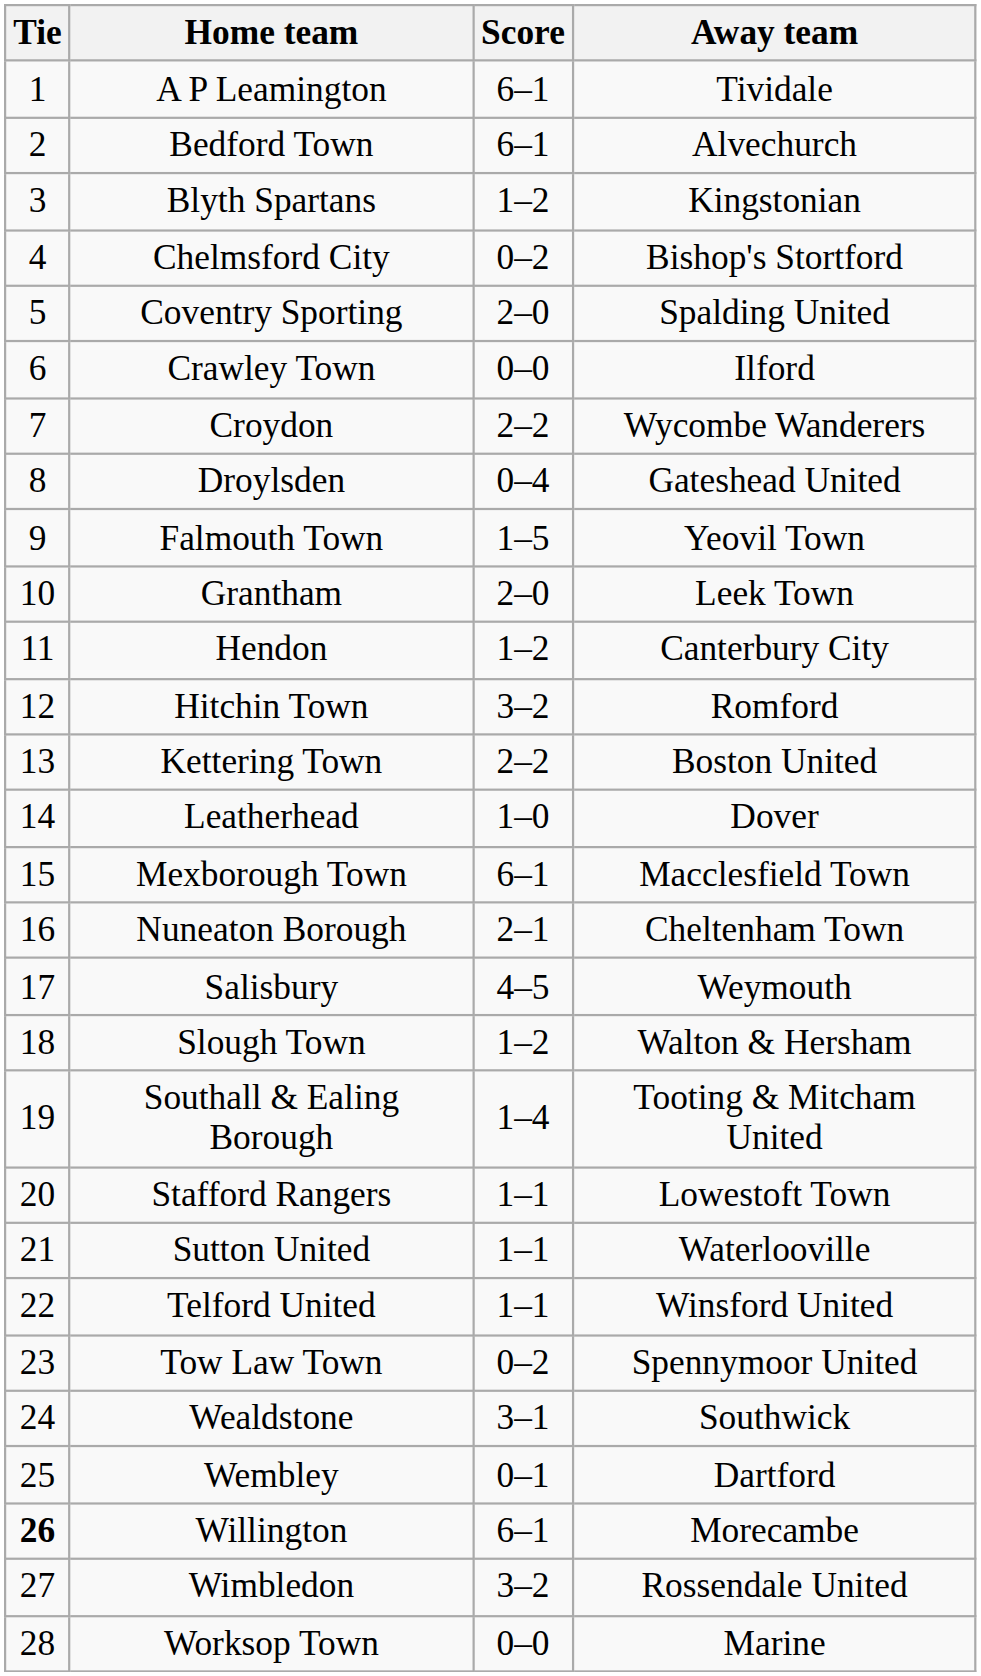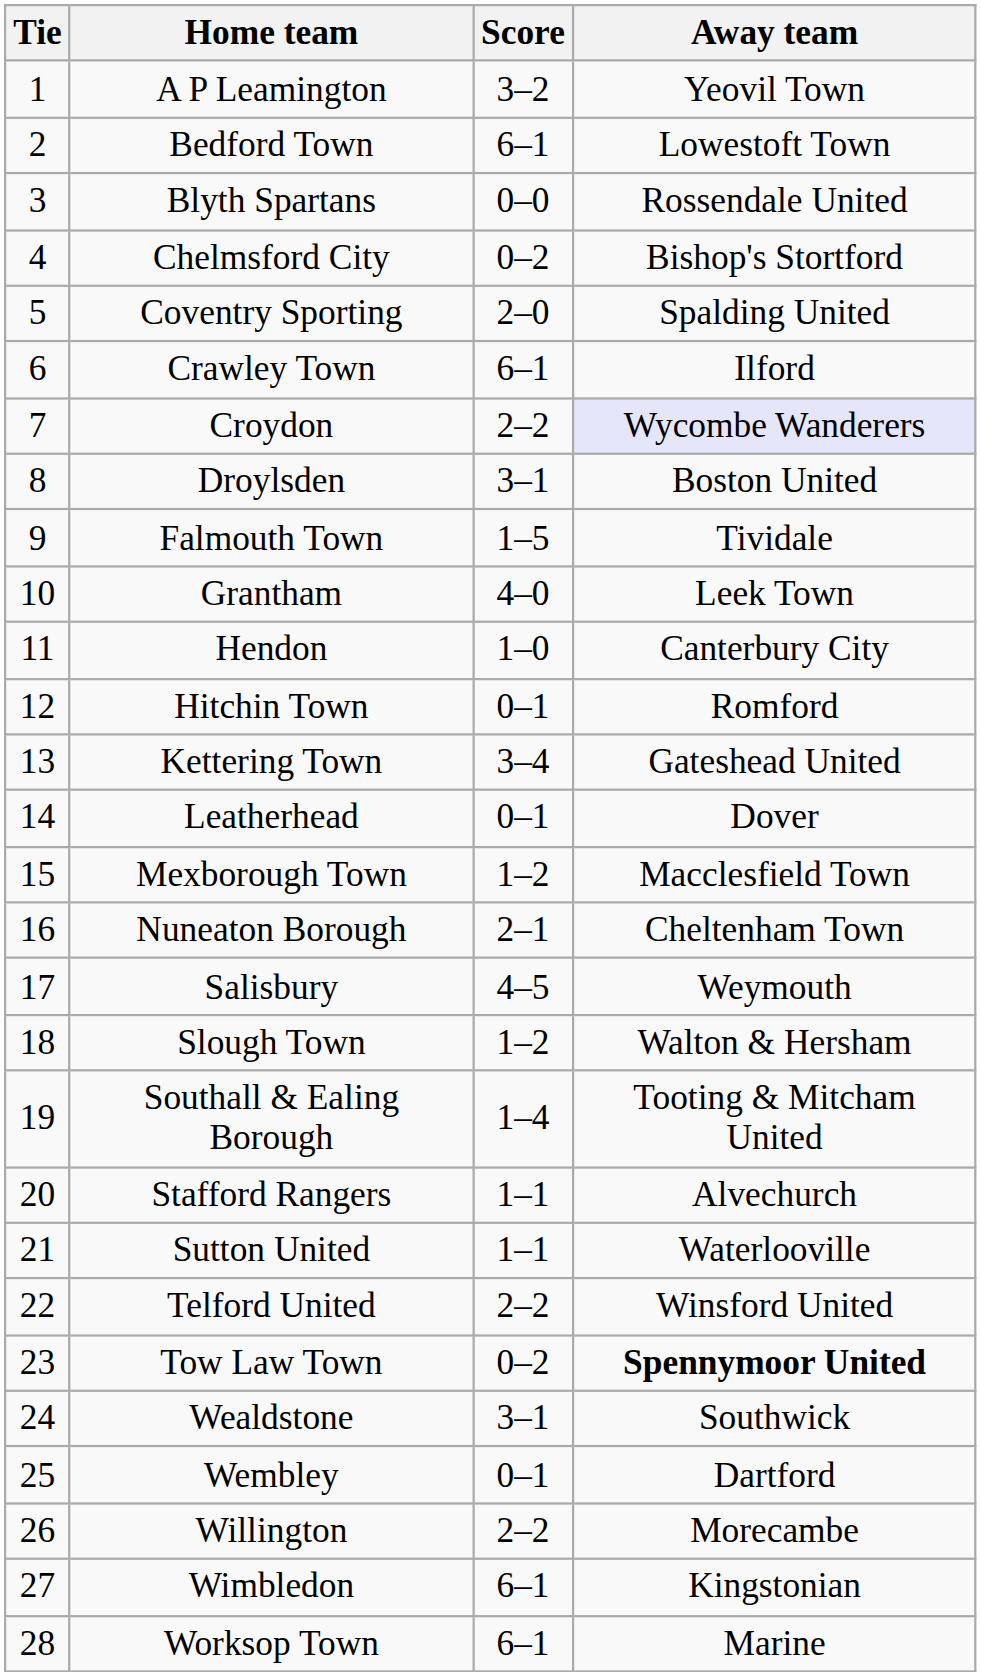(523, 88) 6–1 -> (523, 88) 3–2
(775, 88) Tividale -> (775, 88) Yeovil Town
(775, 144) Alvechurch -> (775, 144) Lowestoft Town
(523, 200) 1–2 -> (523, 200) 0–0
(775, 200) Kingstonian -> (775, 200) Rossendale United
(523, 369) 0–0 -> (523, 369) 6–1
(775, 425) no background -> (775, 425) lavender background
(523, 481) 0–4 -> (523, 481) 3–1
(775, 481) Gateshead United -> (775, 481) Boston United
(775, 537) Yeovil Town -> (775, 537) Tividale
(523, 593) 2–0 -> (523, 593) 4–0
(523, 649) 1–2 -> (523, 649) 1–0
(523, 705) 3–2 -> (523, 705) 0–1
(523, 761) 2–2 -> (523, 761) 3–4
(775, 761) Boston United -> (775, 761) Gateshead United
(523, 817) 1–0 -> (523, 817) 0–1
(523, 873) 6–1 -> (523, 873) 1–2
(775, 1193) Lowestoft Town -> (775, 1193) Alvechurch
(523, 1306) 1–1 -> (523, 1306) 2–2
(775, 1362) normal -> (775, 1362) bold
(37, 1530) bold -> (37, 1530) normal
(523, 1530) 6–1 -> (523, 1530) 2–2
(523, 1586) 3–2 -> (523, 1586) 6–1
(775, 1586) Rossendale United -> (775, 1586) Kingstonian
(523, 1642) 0–0 -> (523, 1642) 6–1
